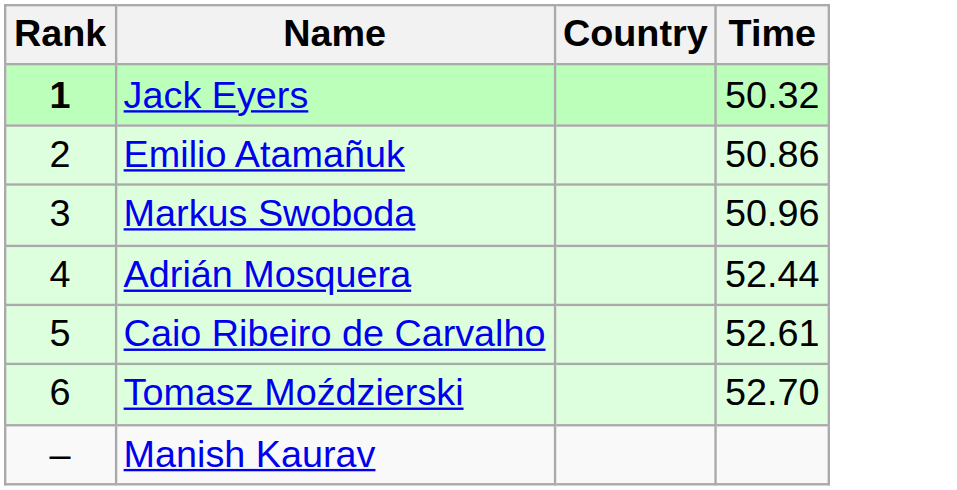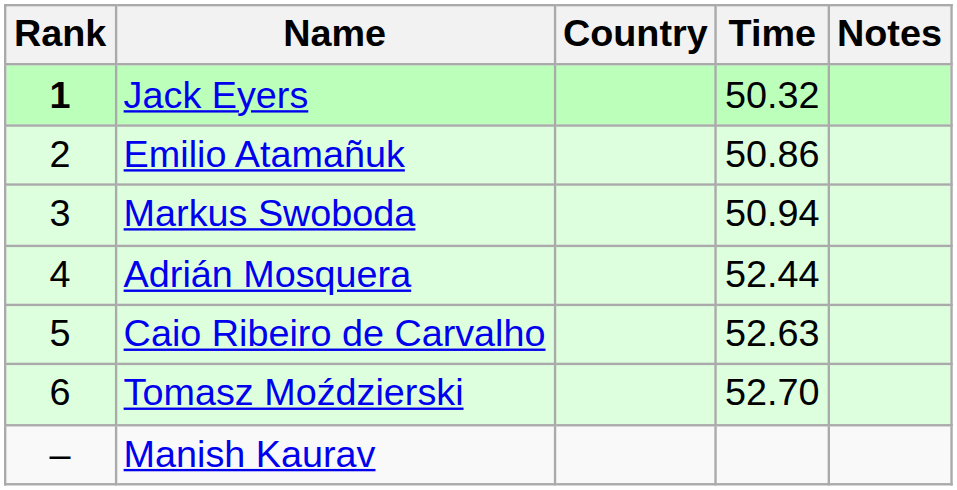+ column: (889, 34)
(772, 214) 50.96 -> (772, 214) 50.94
(772, 333) 52.61 -> (772, 333) 52.63
